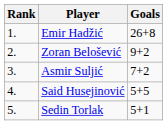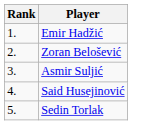- column: (145, 14)
